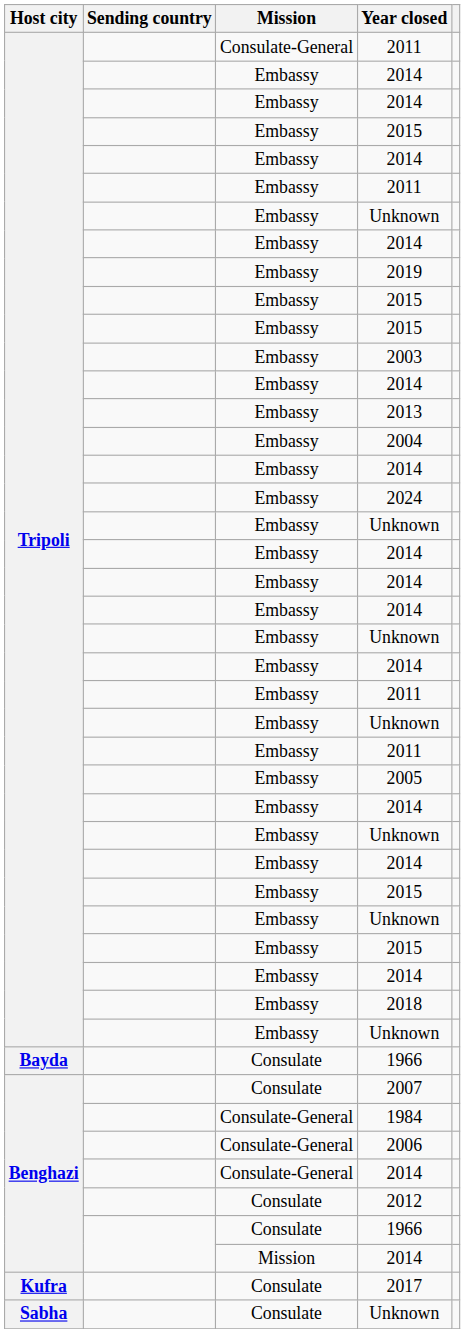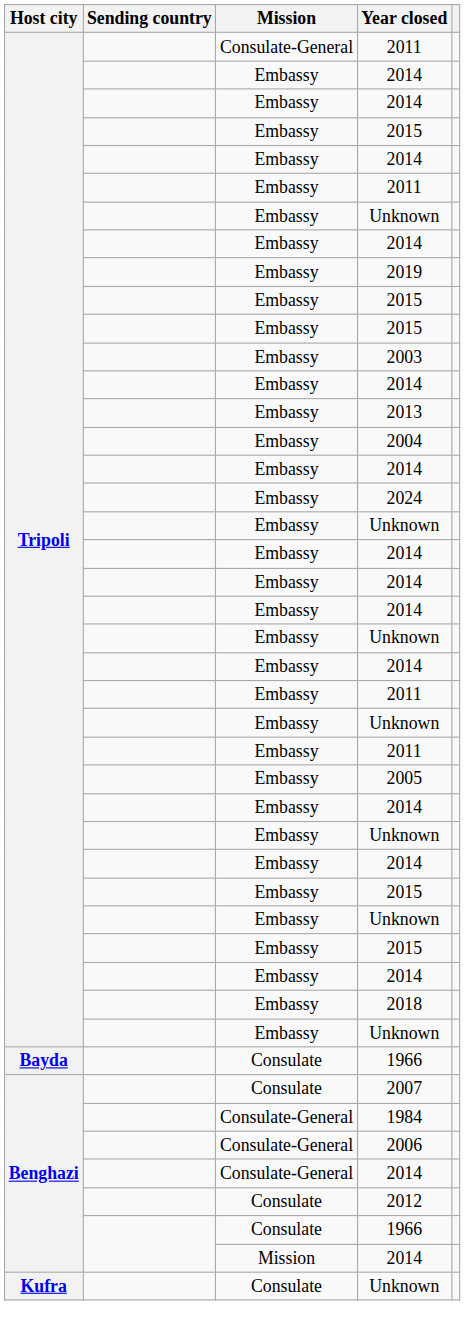- row: (286, 1286)
(44, 1314) Sabha -> (44, 1286) Kufra
